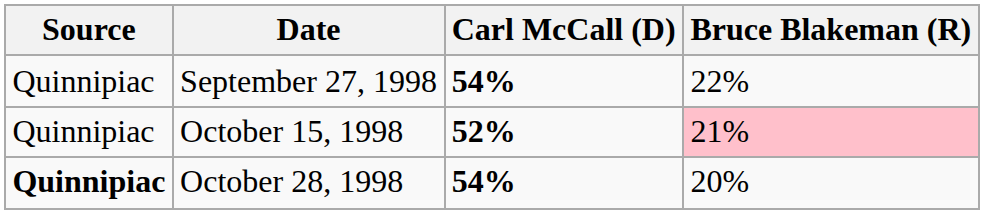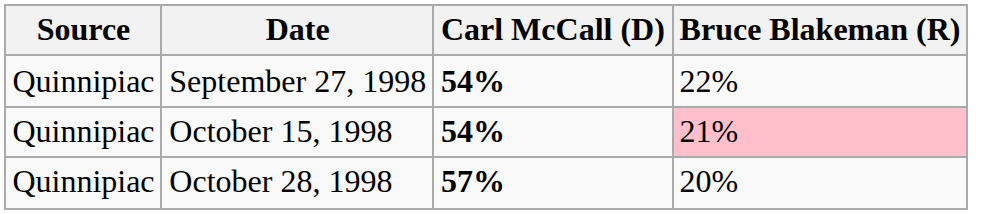(484, 131) 52% -> (473, 131) 54%
(89, 182) bold -> (83, 182) normal
(484, 182) 54% -> (473, 182) 57%
